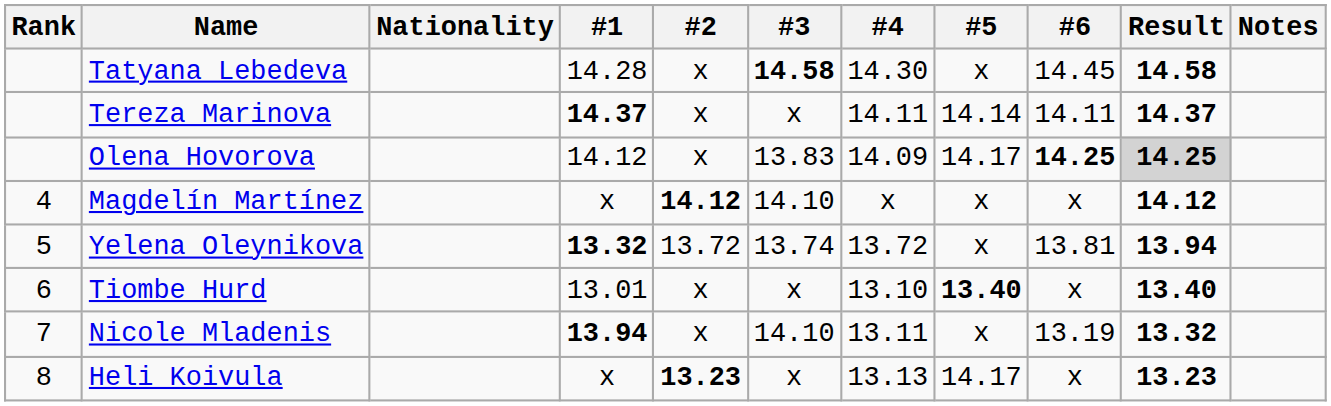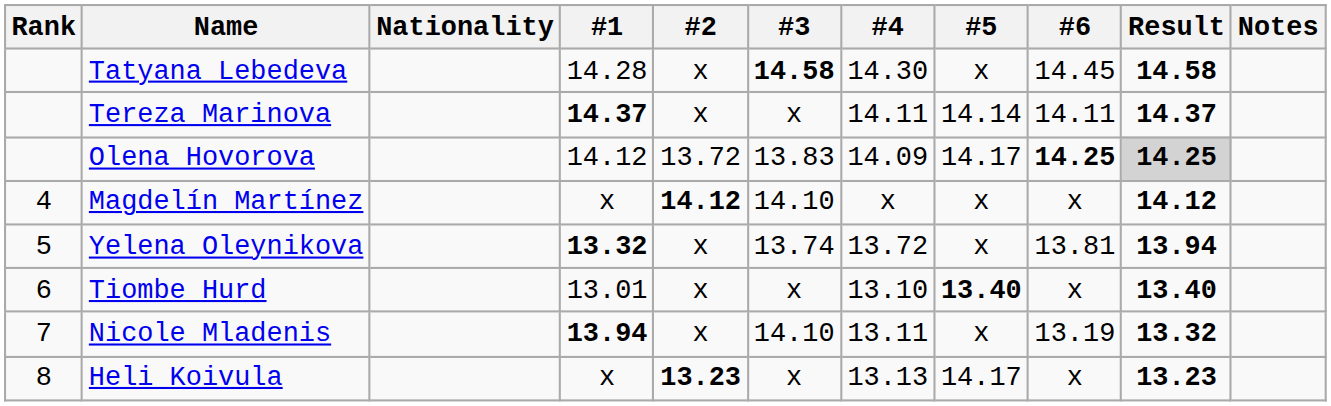(701, 159) x -> (701, 159) 13.72
(701, 246) 13.72 -> (701, 246) x
